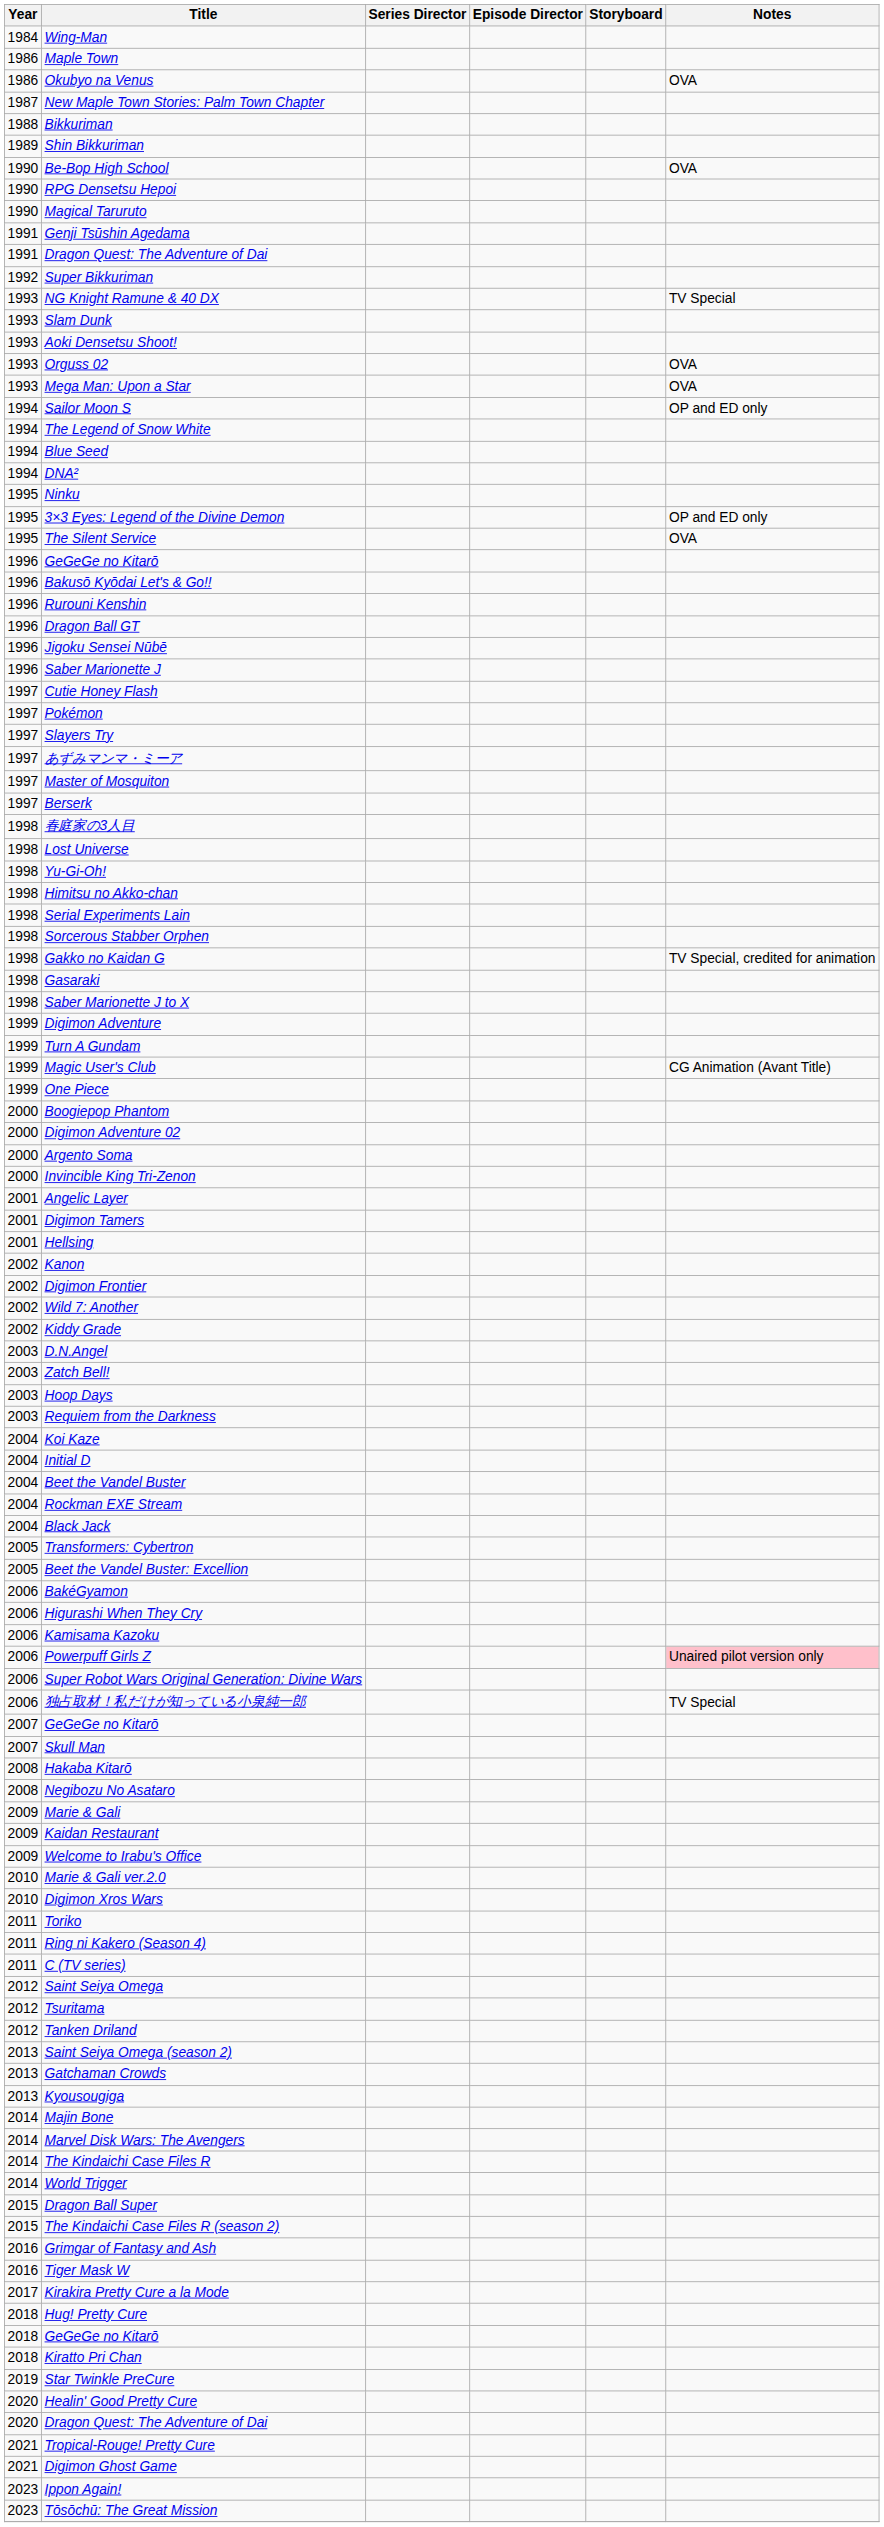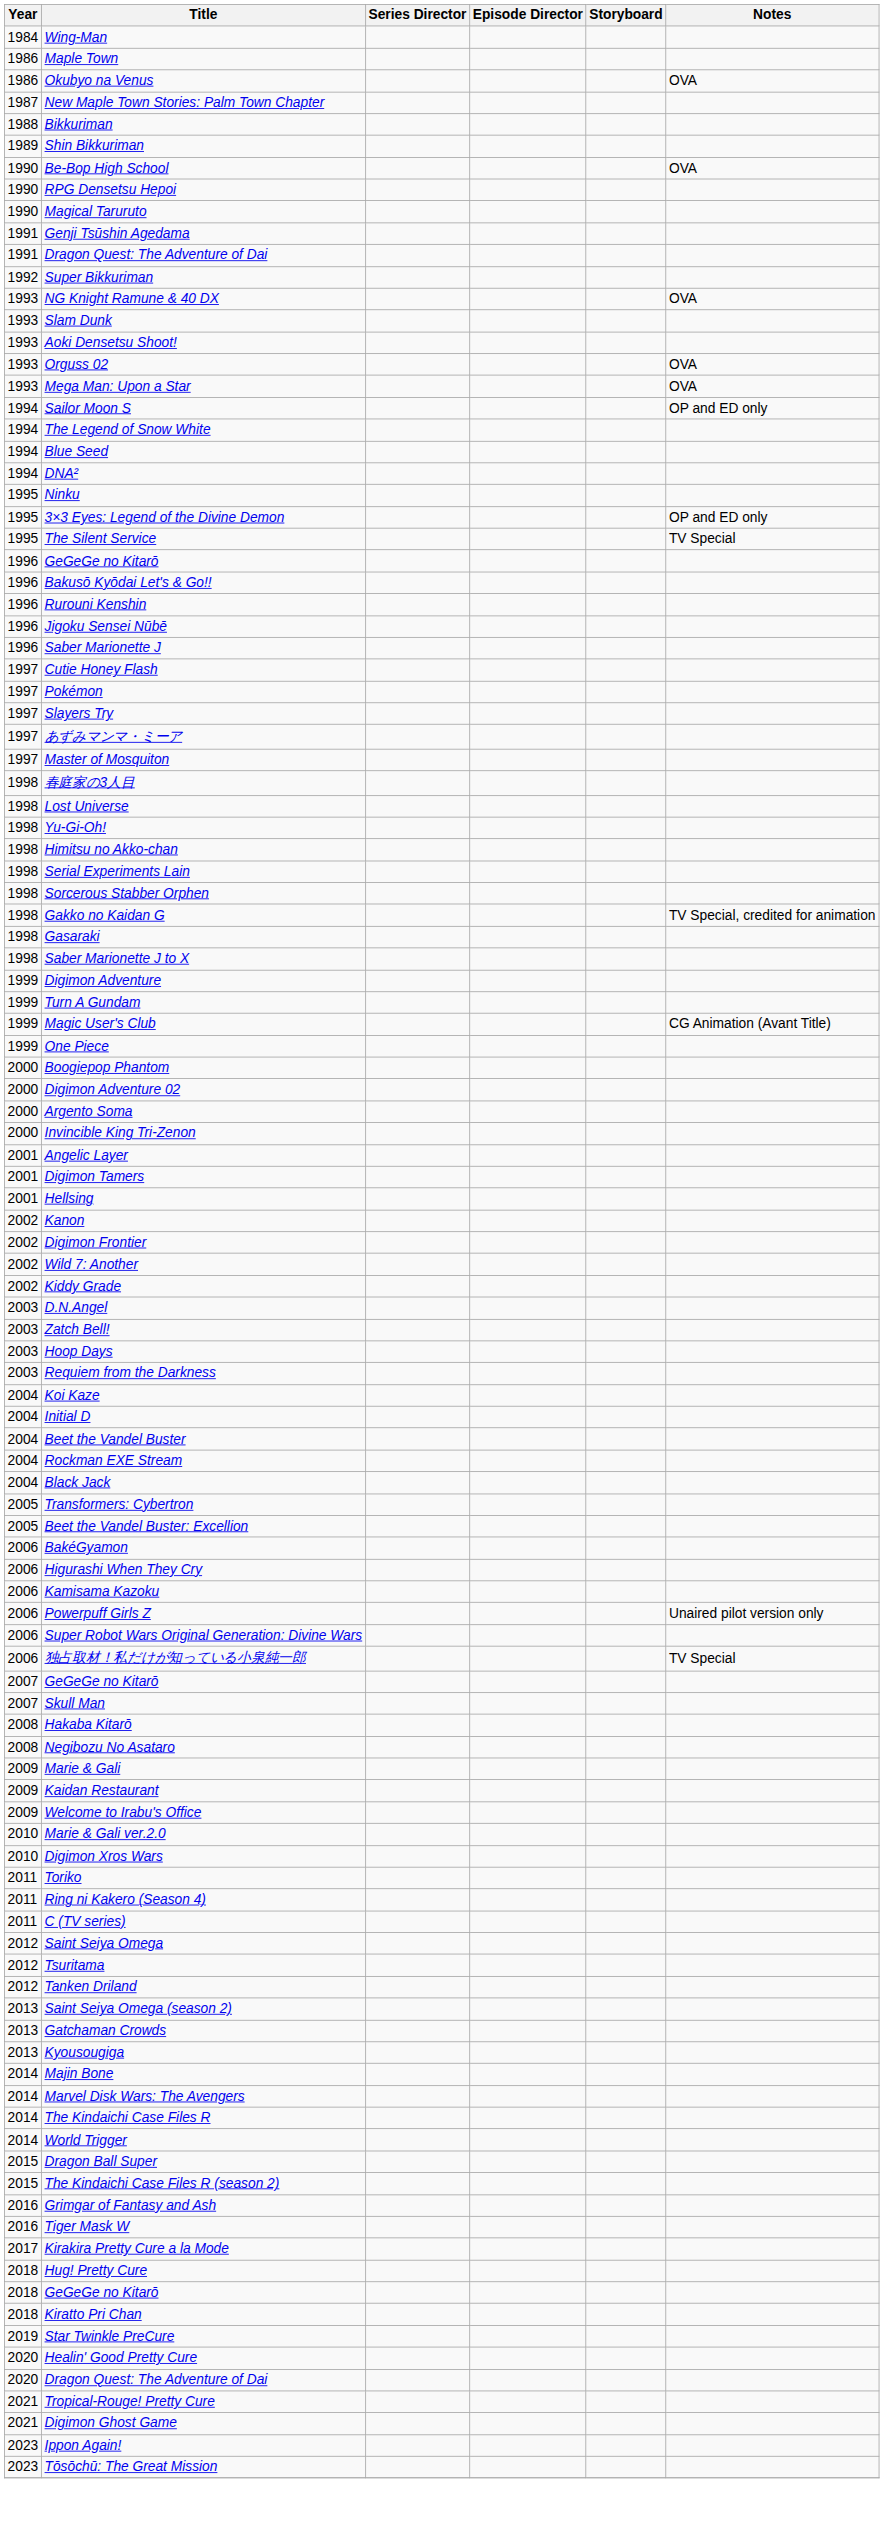(702, 299) TV Special -> (683, 299) OVA
(683, 539) OVA -> (702, 539) TV Special
- row: (23, 626)
- row: (23, 803)
(746, 1657) pink background -> (746, 1613) no background
